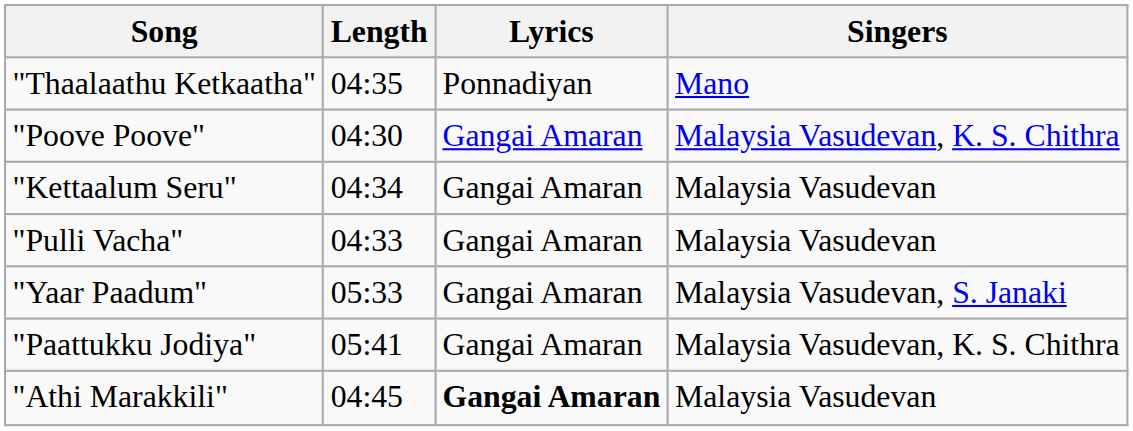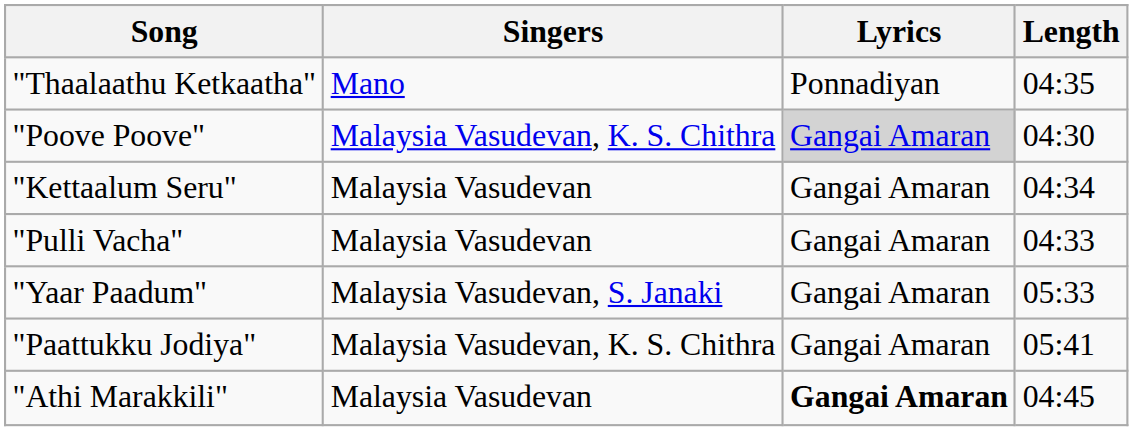columns swapped: (897, 30) <-> (379, 30)
(543, 135) no background -> (890, 135) lightgrey background
